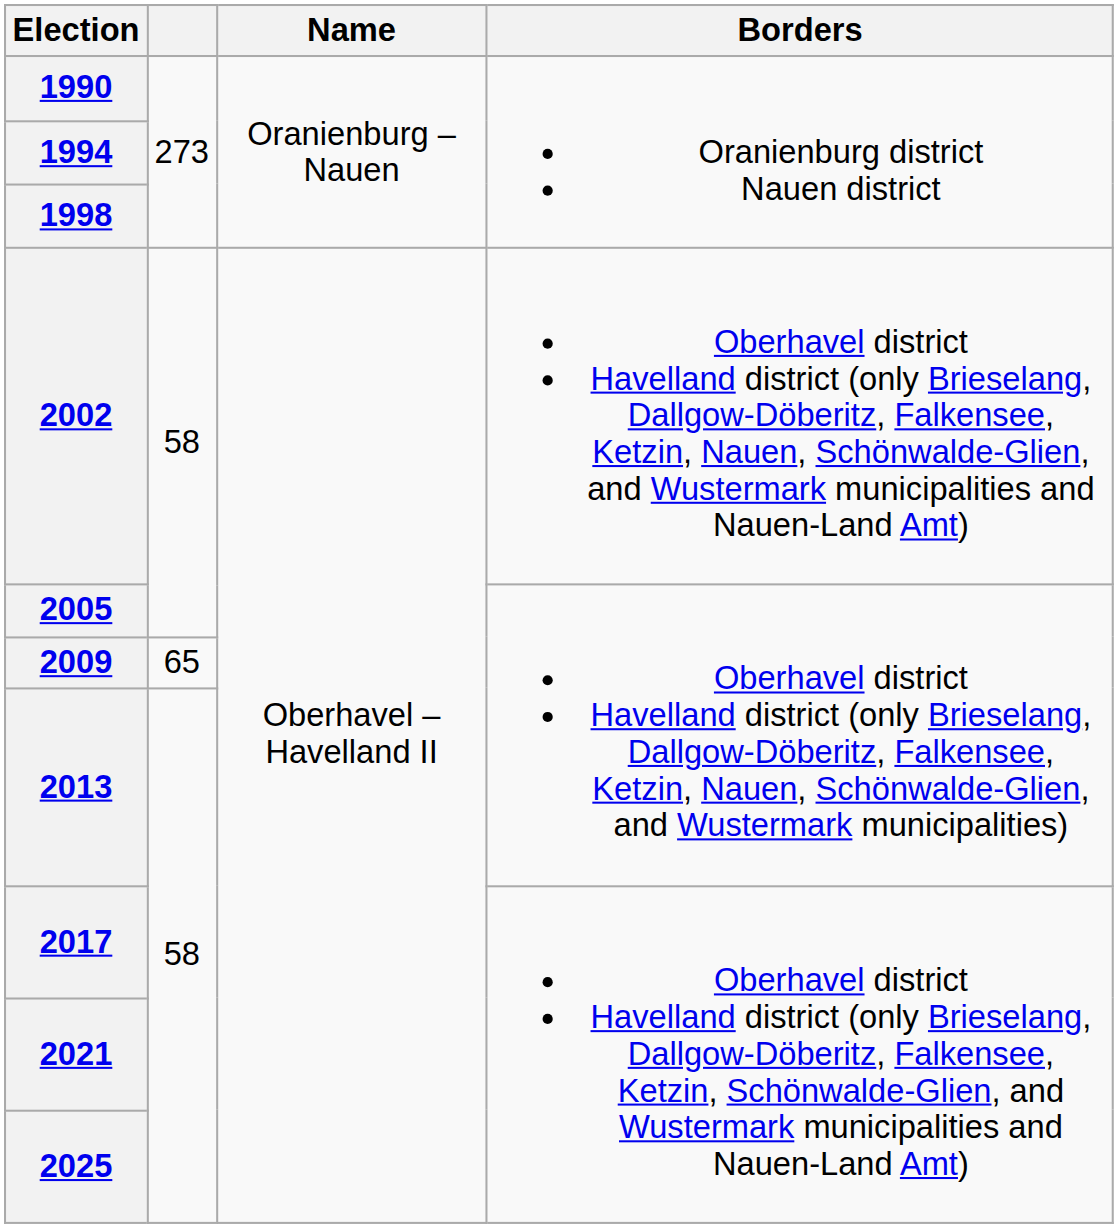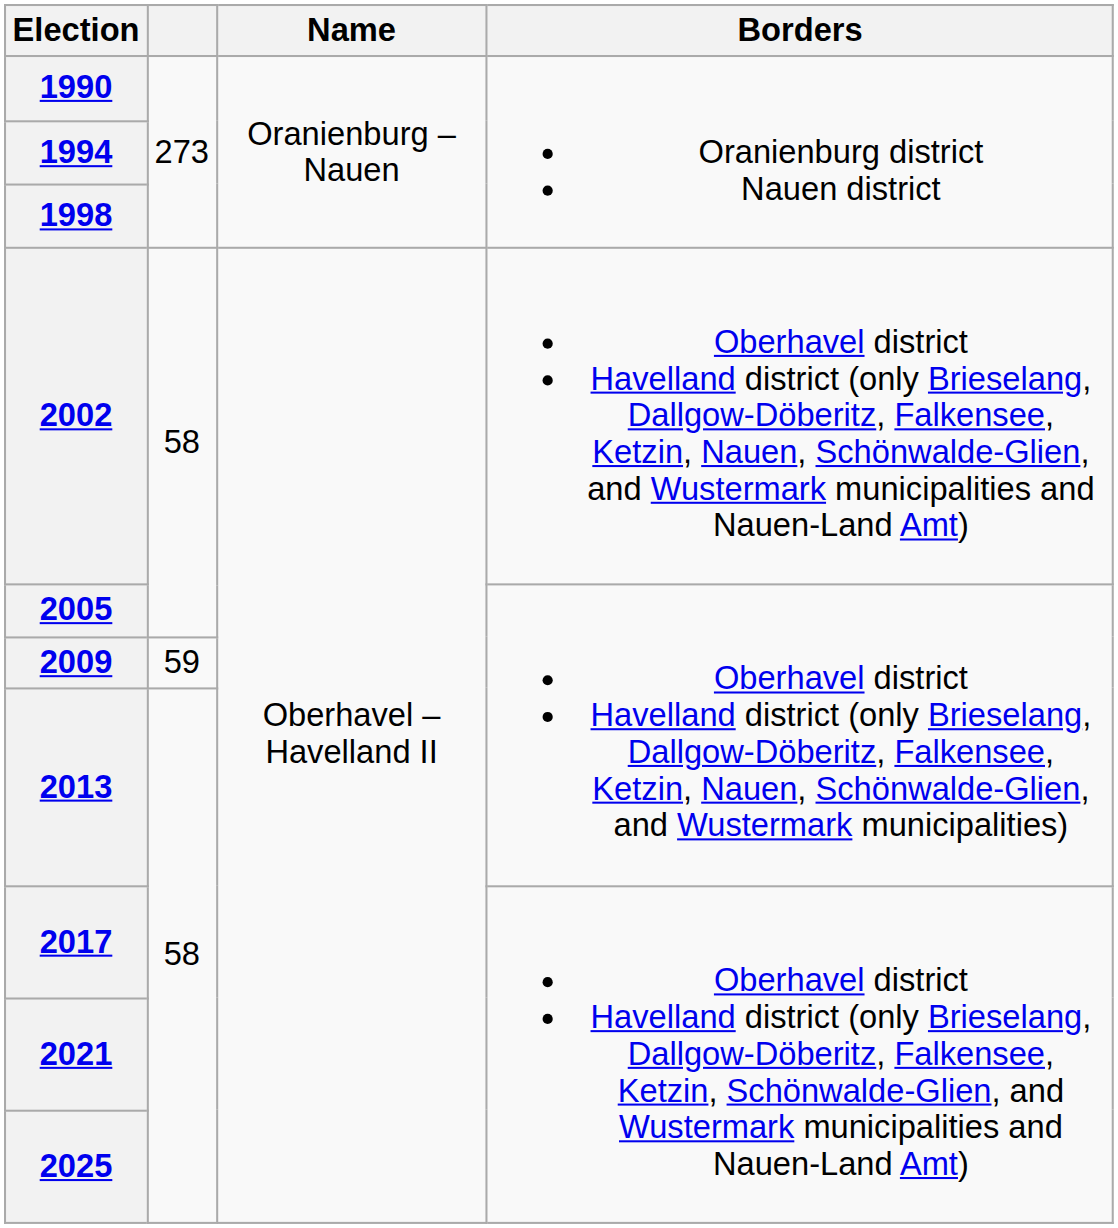(182, 661) 65 -> (182, 661) 59
